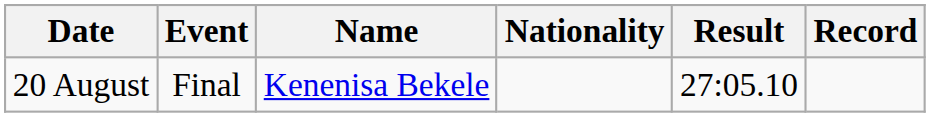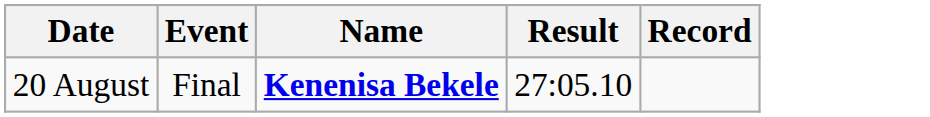- column: (585, 31)
(377, 84) normal -> (381, 84) bold
